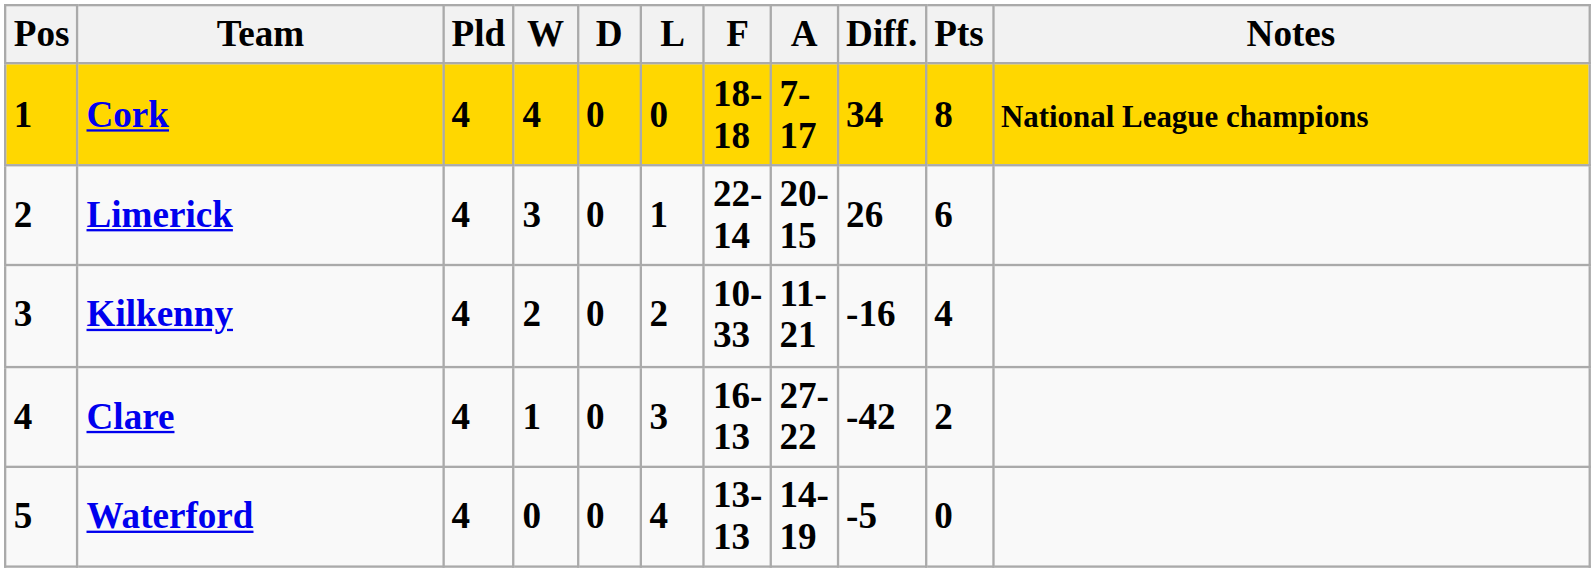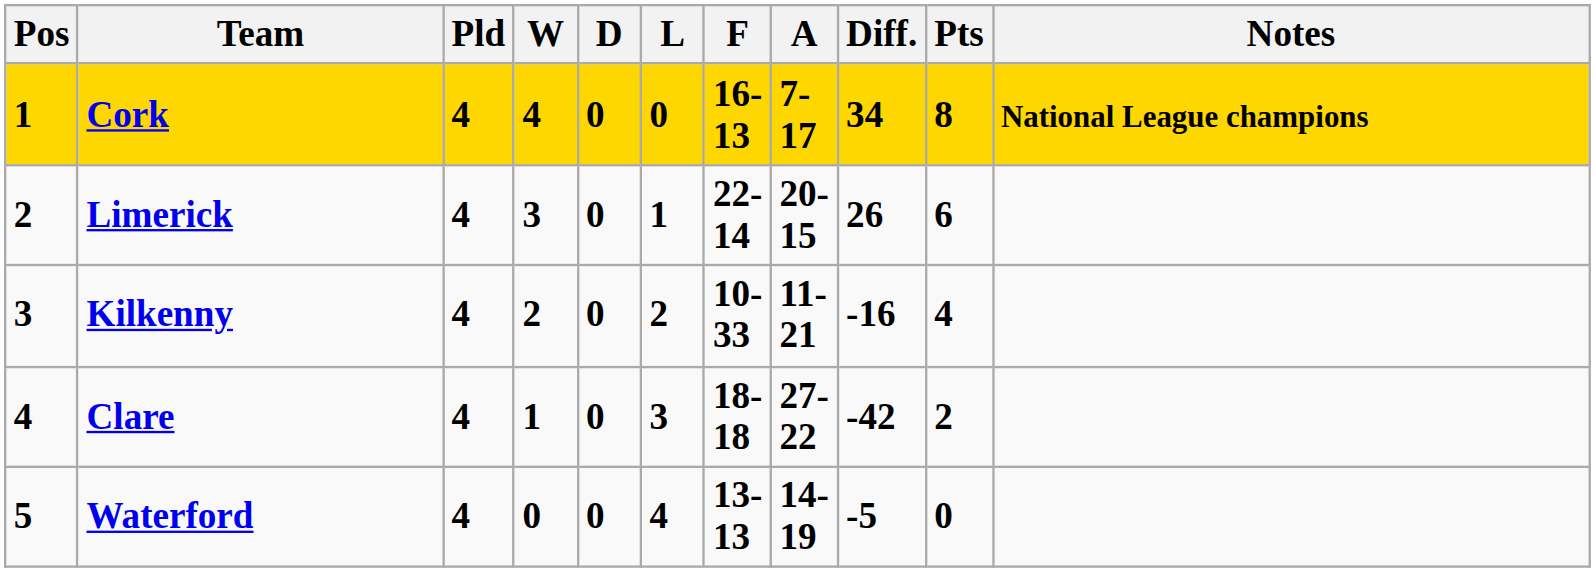(738, 113) 18-18 -> (738, 113) 16-13
(738, 415) 16-13 -> (738, 415) 18-18
